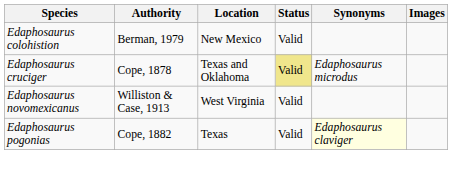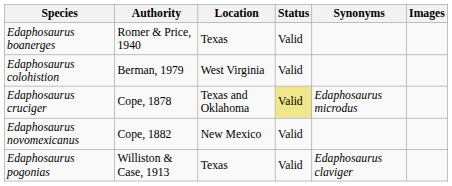+ row: (41, 38)
(231, 38) New Mexico -> (233, 70) West Virginia
(145, 102) Williston & Case, 1913 -> (144, 133) Cope, 1882
(233, 102) West Virginia -> (231, 133) New Mexico
(144, 133) Cope, 1882 -> (145, 165) Williston & Case, 1913
(348, 133) lightyellow background -> (348, 165) no background
